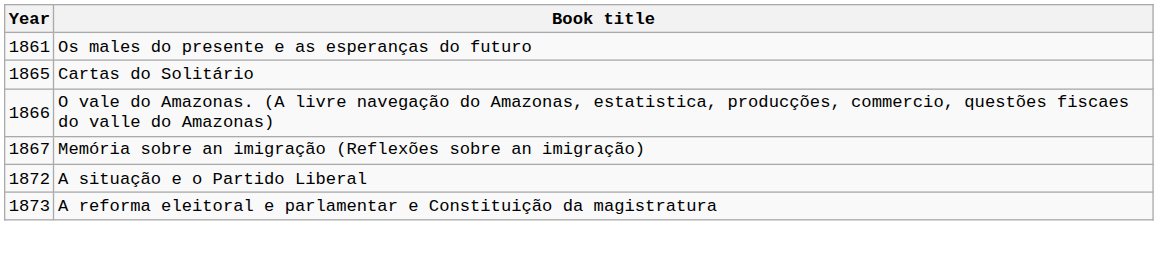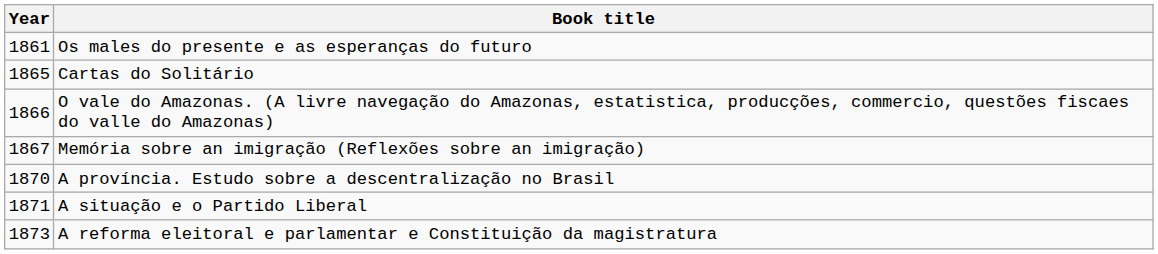+ row: (336, 178)
(29, 178) 1872 -> (29, 206) 1871
